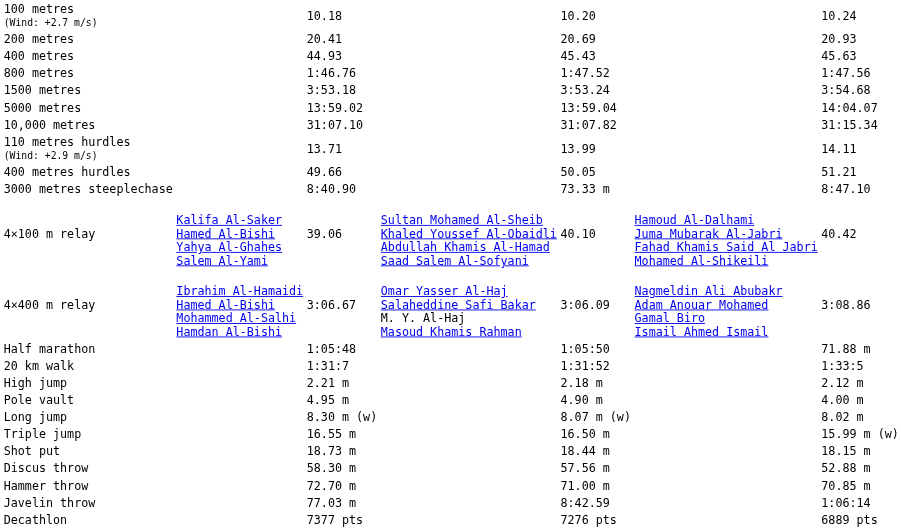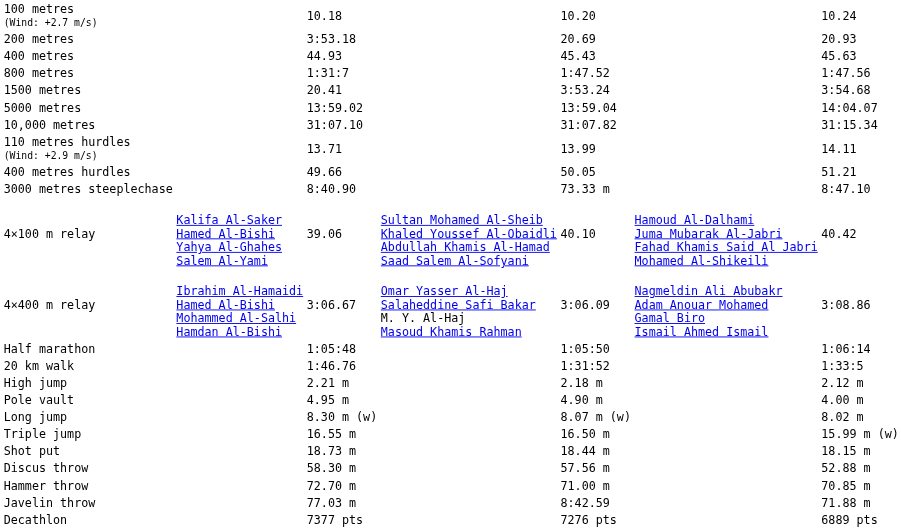(324, 39) 20.41 -> (331, 39) 3:53.18
(331, 73) 1:46.76 -> (328, 73) 1:31:7
(331, 90) 3:53.18 -> (324, 90) 20.41
(846, 349) 71.88 m -> (846, 349) 1:06:14
(328, 366) 1:31:7 -> (331, 366) 1:46.76
(846, 503) 1:06:14 -> (846, 503) 71.88 m
